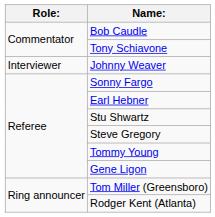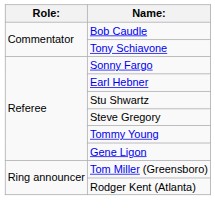- row: (128, 65)
